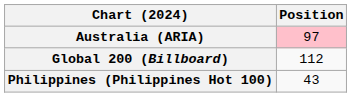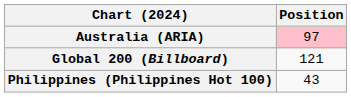(311, 59) 112 -> (311, 59) 121
